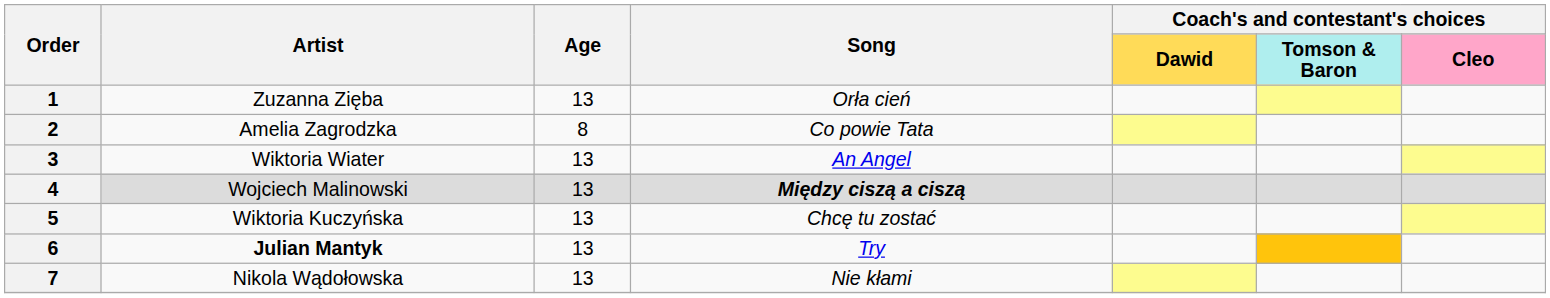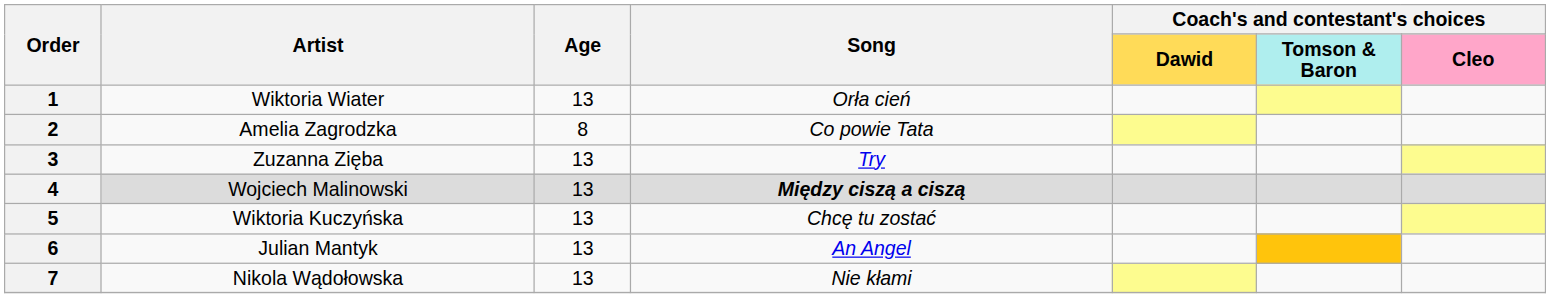(318, 100) Zuzanna Zięba -> (318, 100) Wiktoria Wiater
(318, 159) Wiktoria Wiater -> (318, 159) Zuzanna Zięba
(872, 159) An Angel -> (872, 159) Try
(318, 248) bold -> (318, 248) normal
(872, 248) Try -> (872, 248) An Angel
